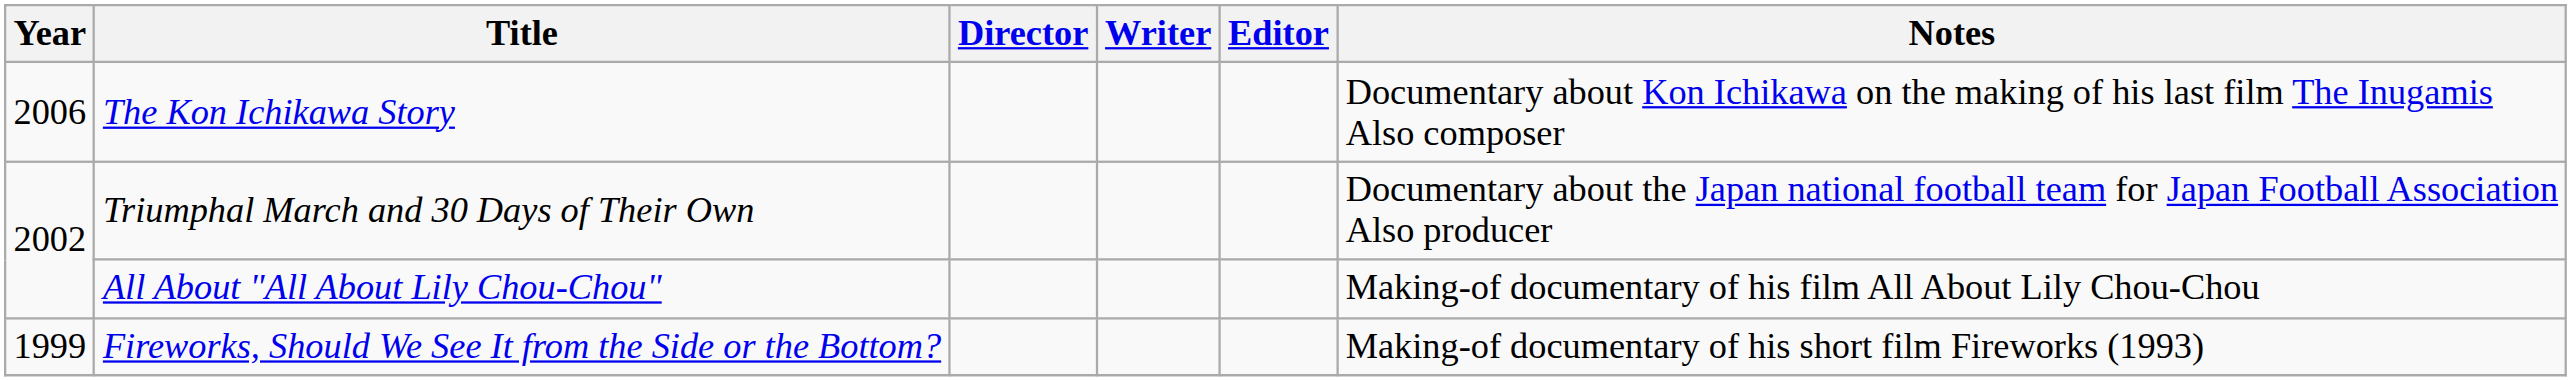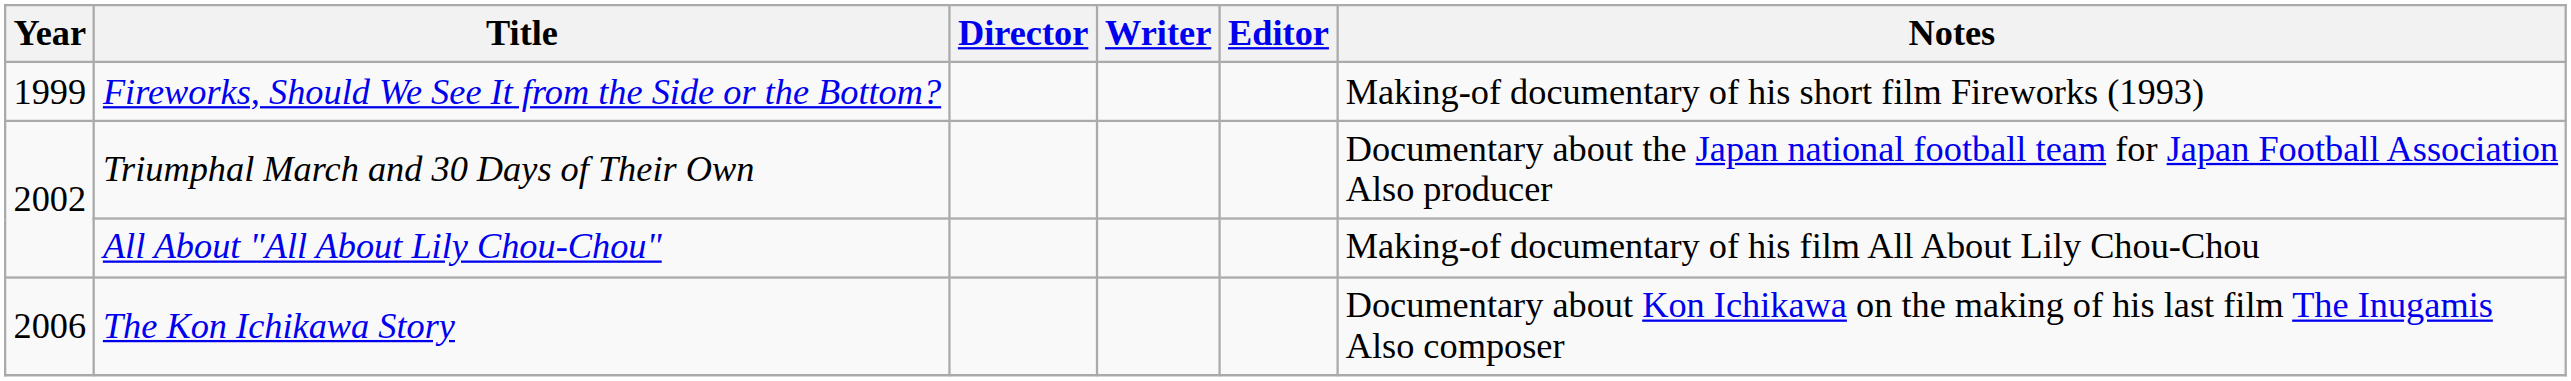rows swapped: (522, 345) <-> (279, 111)
